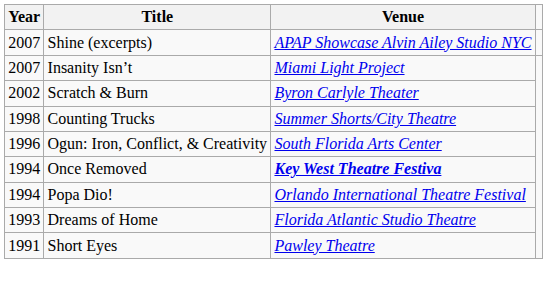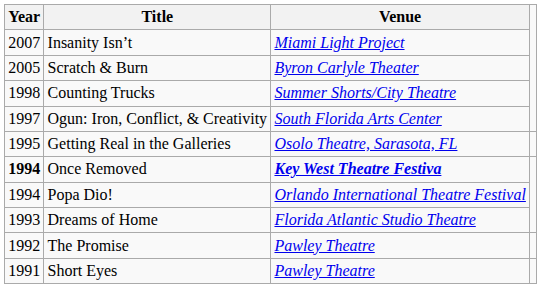- row: (100, 42)
(24, 93) 2002 -> (24, 67) 2005
(24, 144) 1996 -> (24, 118) 1997
+ row: (139, 144)
(24, 169) normal -> (24, 169) bold
+ row: (88, 245)
